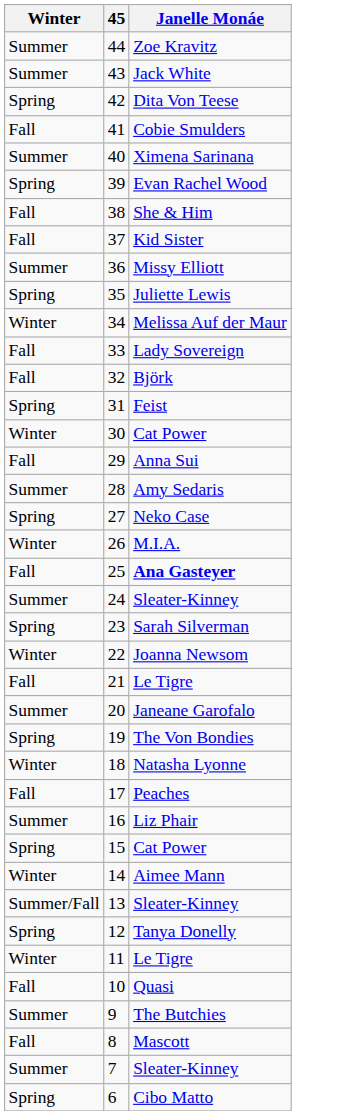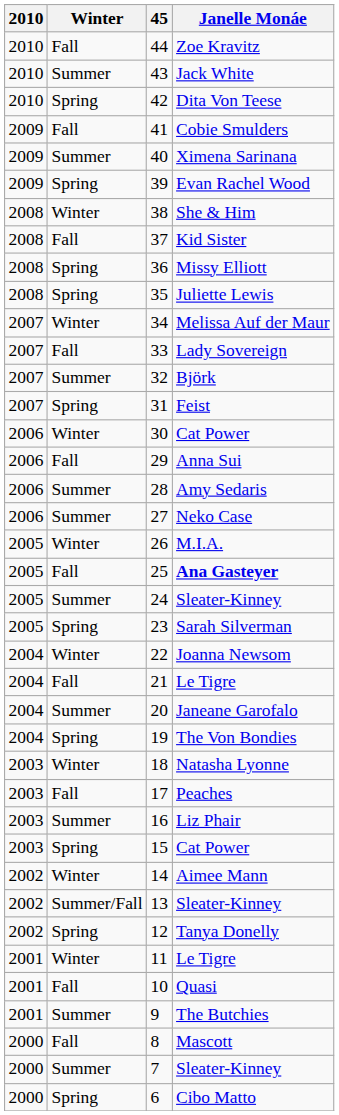+ column: (26, 18)
(38, 45) Summer -> (65, 45) Fall
(22, 211) Fall -> (75, 211) Winter
(38, 267) Summer -> (75, 267) Spring
(22, 377) Fall -> (81, 377) Summer
(32, 516) Spring -> (81, 516) Summer
